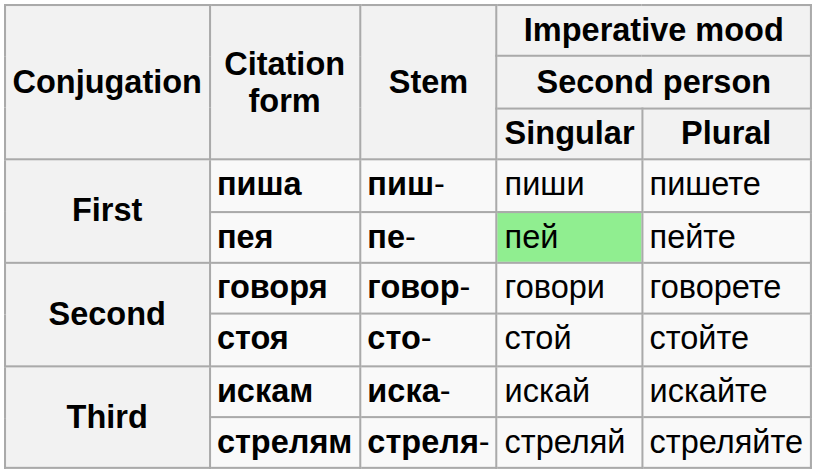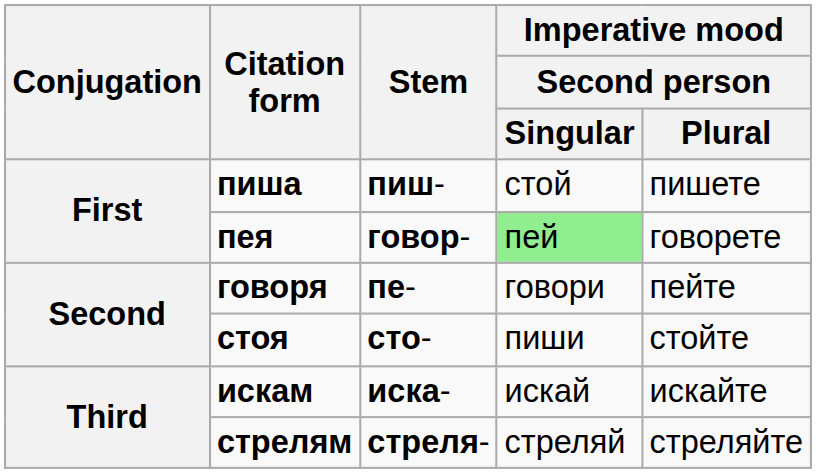(545, 184) пиши -> (538, 184) стой
(392, 236) пе- -> (419, 236) говор-
(693, 236) пейте -> (715, 236) говорете
(419, 287) говор- -> (392, 287) пе-
(715, 287) говорете -> (693, 287) пейте
(538, 339) стой -> (545, 339) пиши
